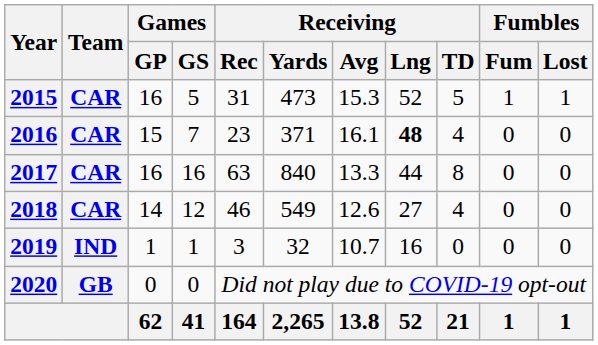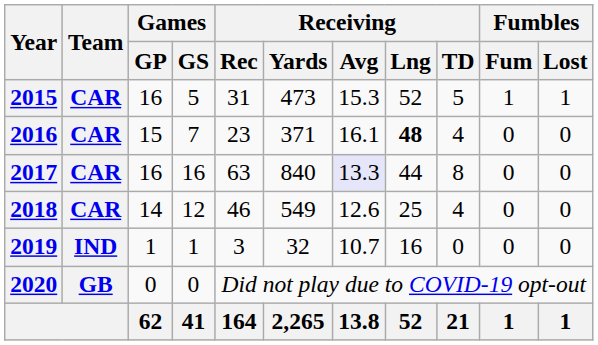(359, 172) no background -> (359, 172) lavender background
(411, 209) 27 -> (411, 209) 25
